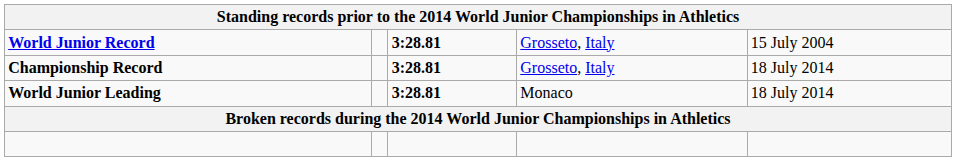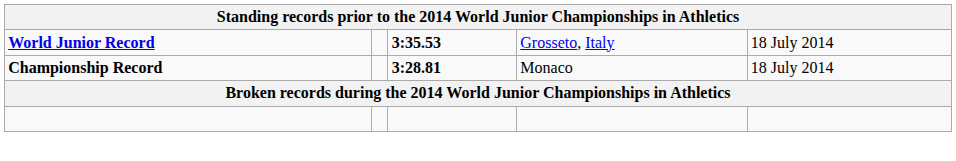(416, 42) 3:28.81 -> (416, 42) 3:35.53
(792, 42) 15 July 2004 -> (792, 42) 18 July 2014
(567, 67) Grosseto, Italy -> (547, 67) Monaco
- row: (85, 93)
